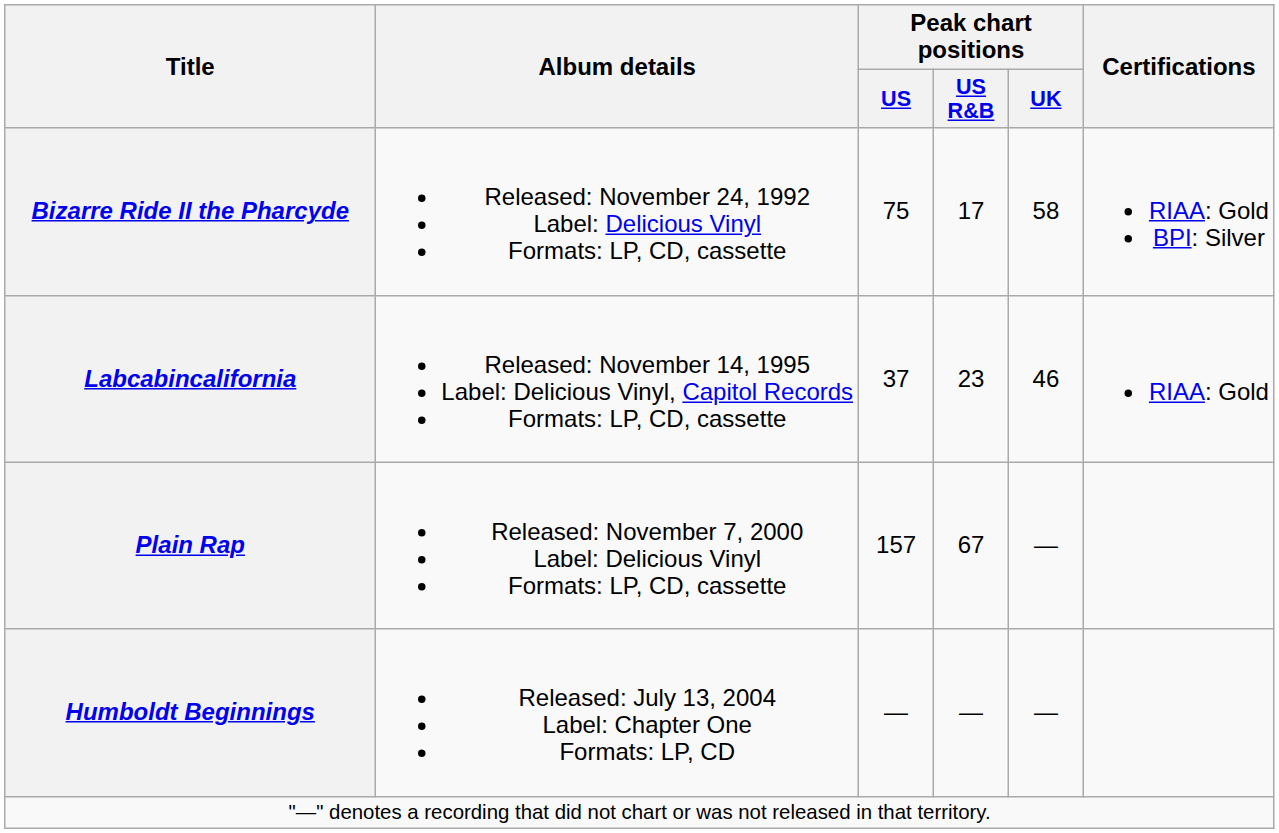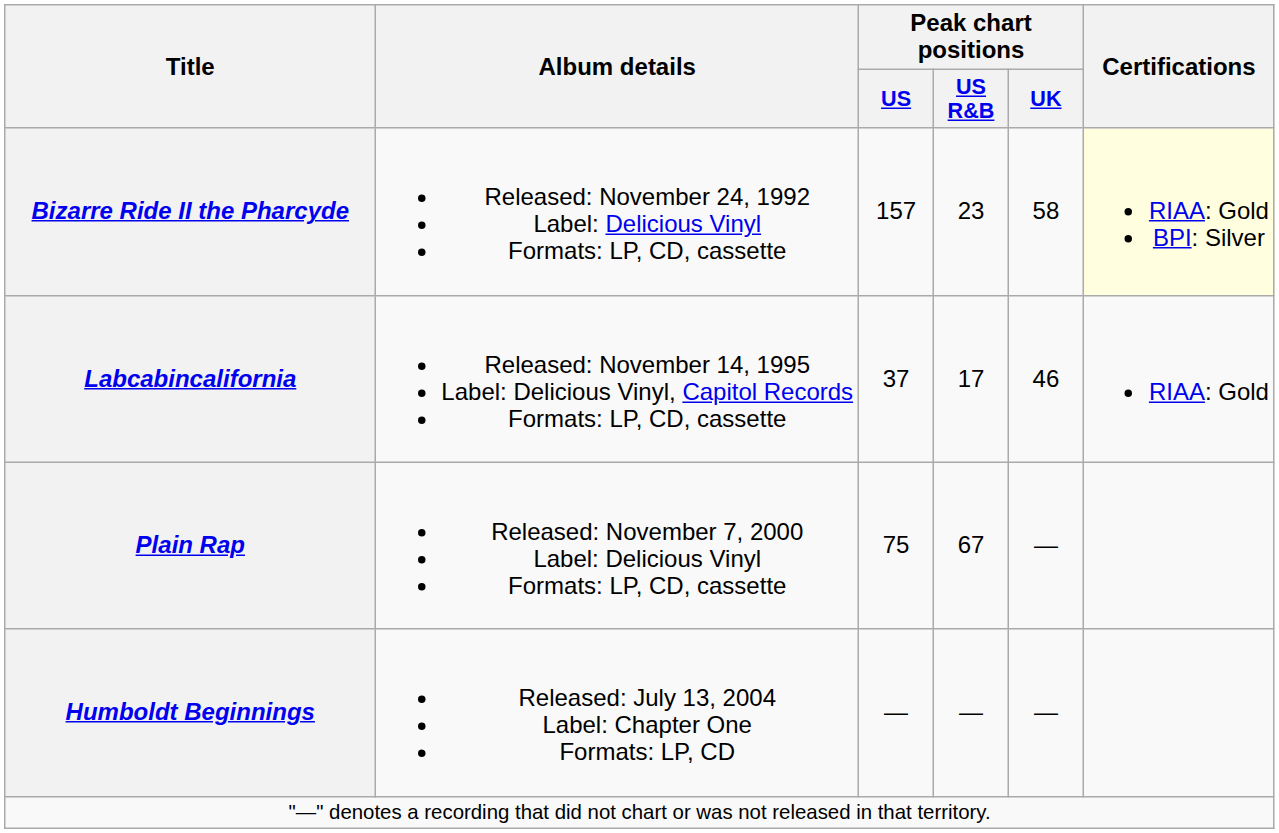(896, 211) 75 -> (896, 211) 157
(971, 211) 17 -> (971, 211) 23
(1179, 225) no background -> (1179, 225) lightyellow background
(971, 378) 23 -> (971, 378) 17
(896, 545) 157 -> (896, 545) 75
